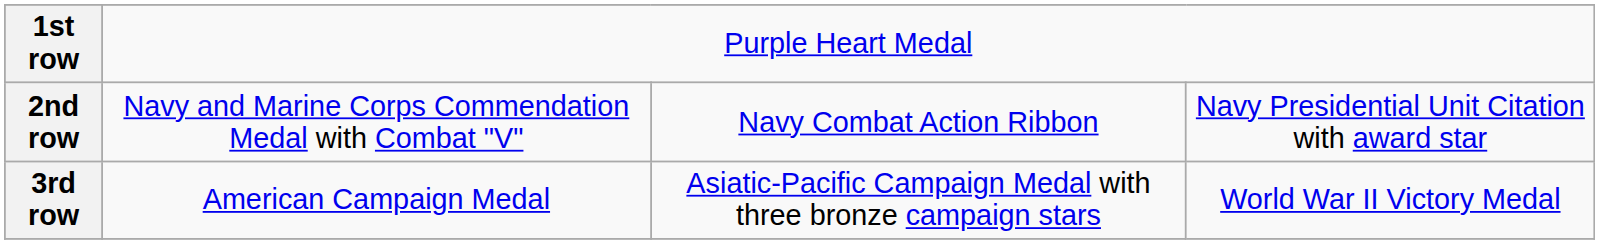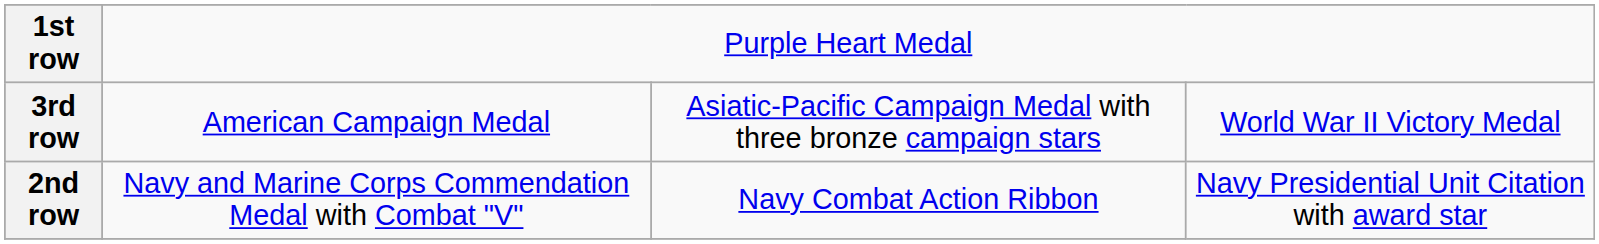rows swapped: (54, 121) <-> (54, 199)
